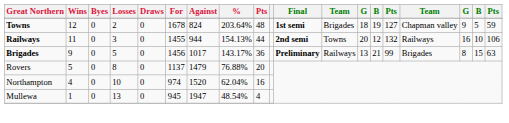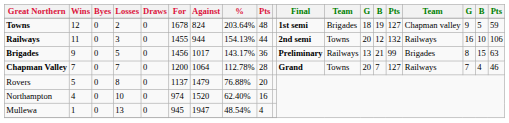+ row: (37, 67)
(234, 81) 62.04% -> (237, 95) 62.40%
